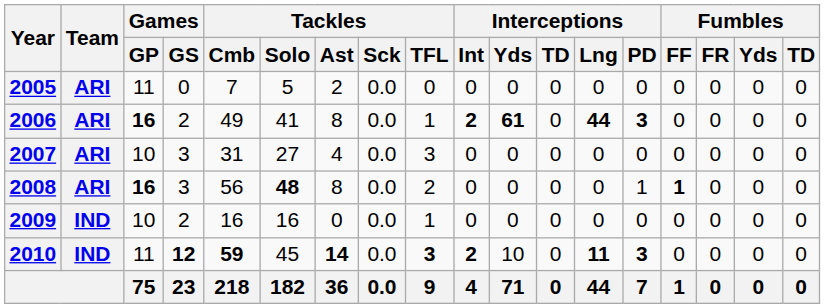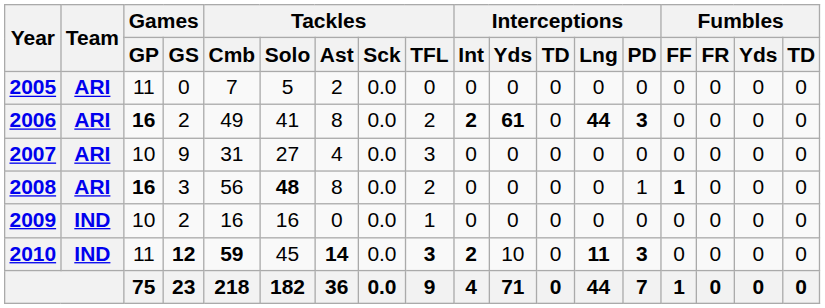(429, 120) 1 -> (429, 120) 2
(184, 154) 3 -> (184, 154) 9
